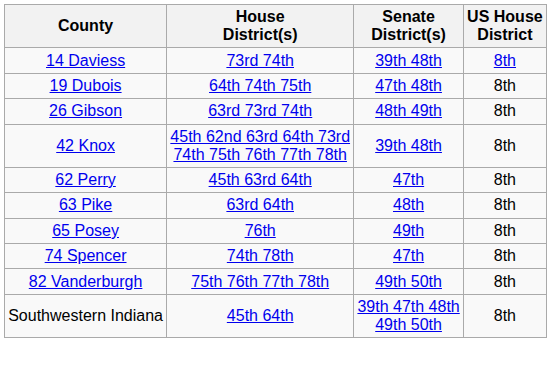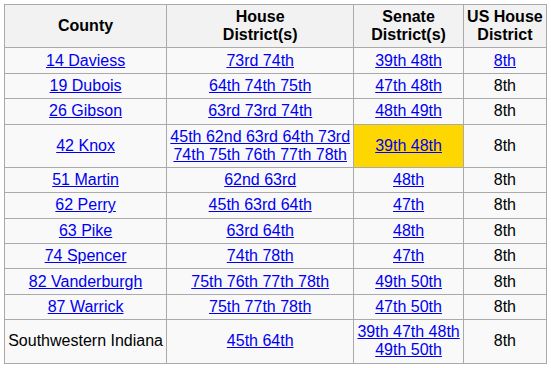(409, 145) no background -> (409, 145) gold background
+ row: (86, 180)
- row: (86, 230)
+ row: (86, 306)
